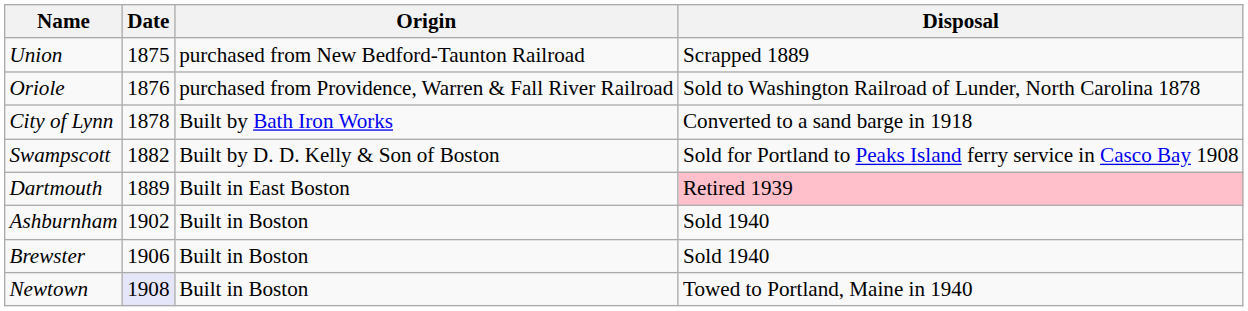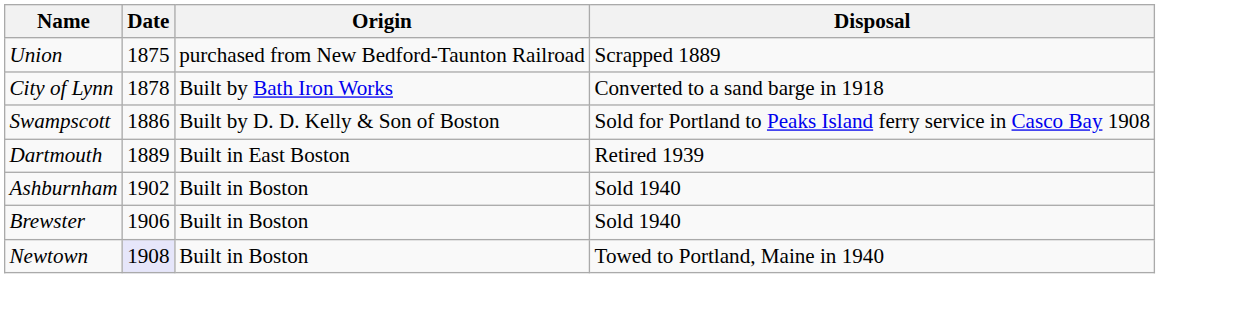- row: (37, 88)
(148, 155) 1882 -> (148, 121) 1886
(738, 188) pink background -> (649, 155) no background
